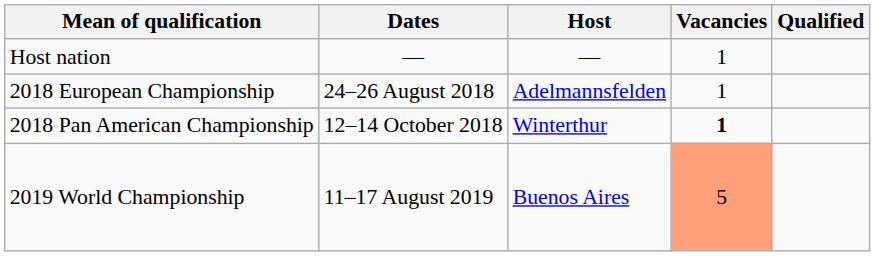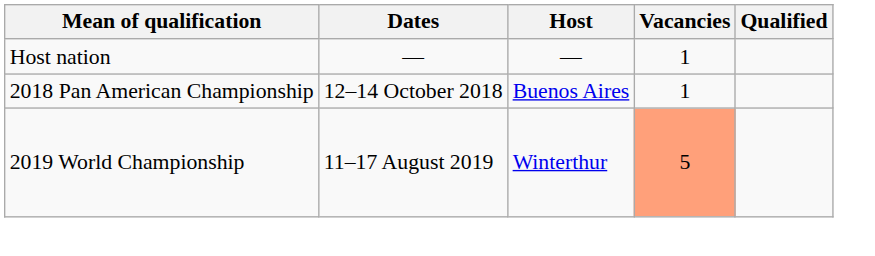- row: (142, 90)
(560, 125) Winterthur -> (571, 90) Buenos Aires
(722, 125) bold -> (685, 90) normal
(571, 196) Buenos Aires -> (560, 162) Winterthur
